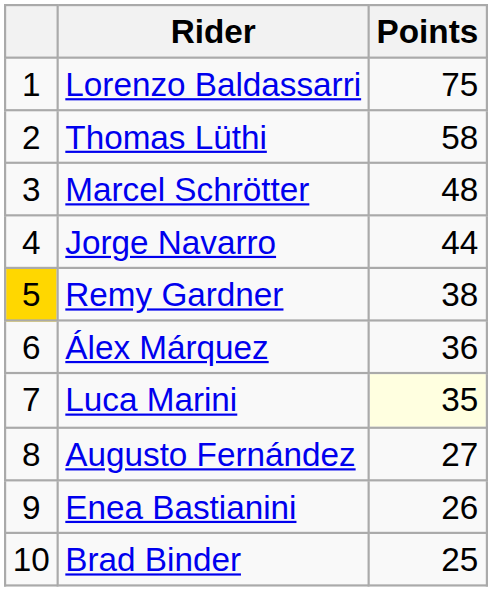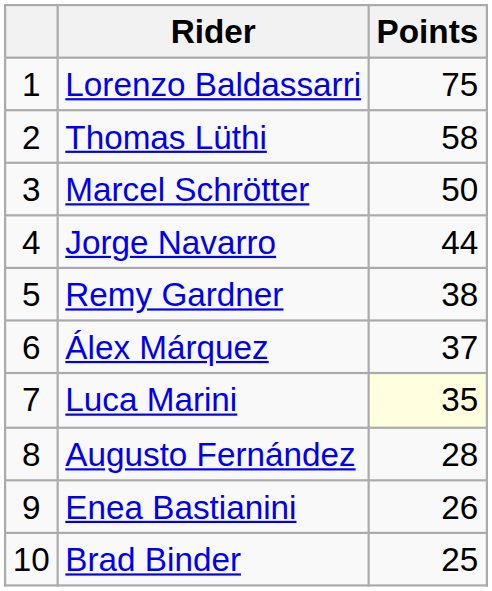(460, 190) 48 -> (460, 190) 50
(31, 295) gold background -> (31, 295) no background
(460, 348) 36 -> (460, 348) 37
(460, 453) 27 -> (460, 453) 28
